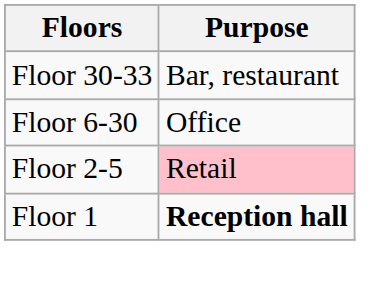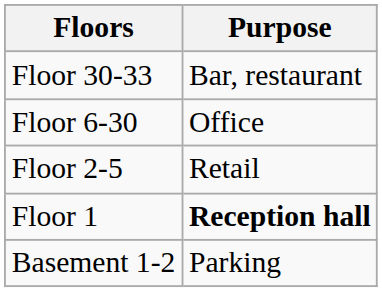(201, 168) pink background -> (224, 168) no background
+ row: (94, 262)
